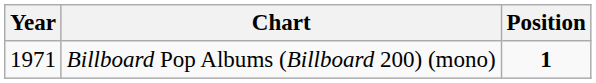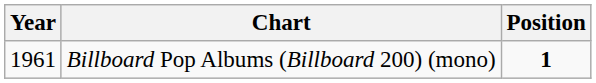(33, 59) 1971 -> (33, 59) 1961
